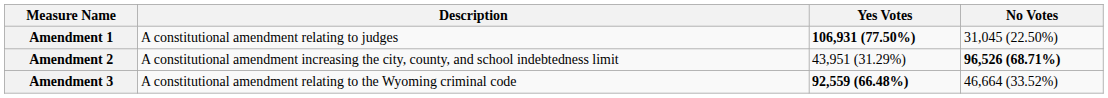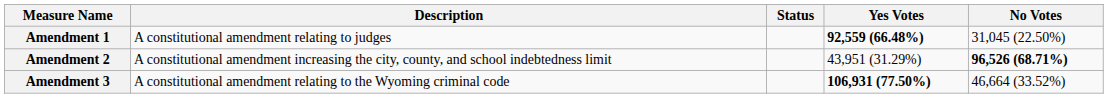+ column: (796, 15)
(864, 37) 106,931 (77.50%) -> (876, 37) 92,559 (66.48%)
(860, 81) 92,559 (66.48%) -> (879, 81) 106,931 (77.50%)
